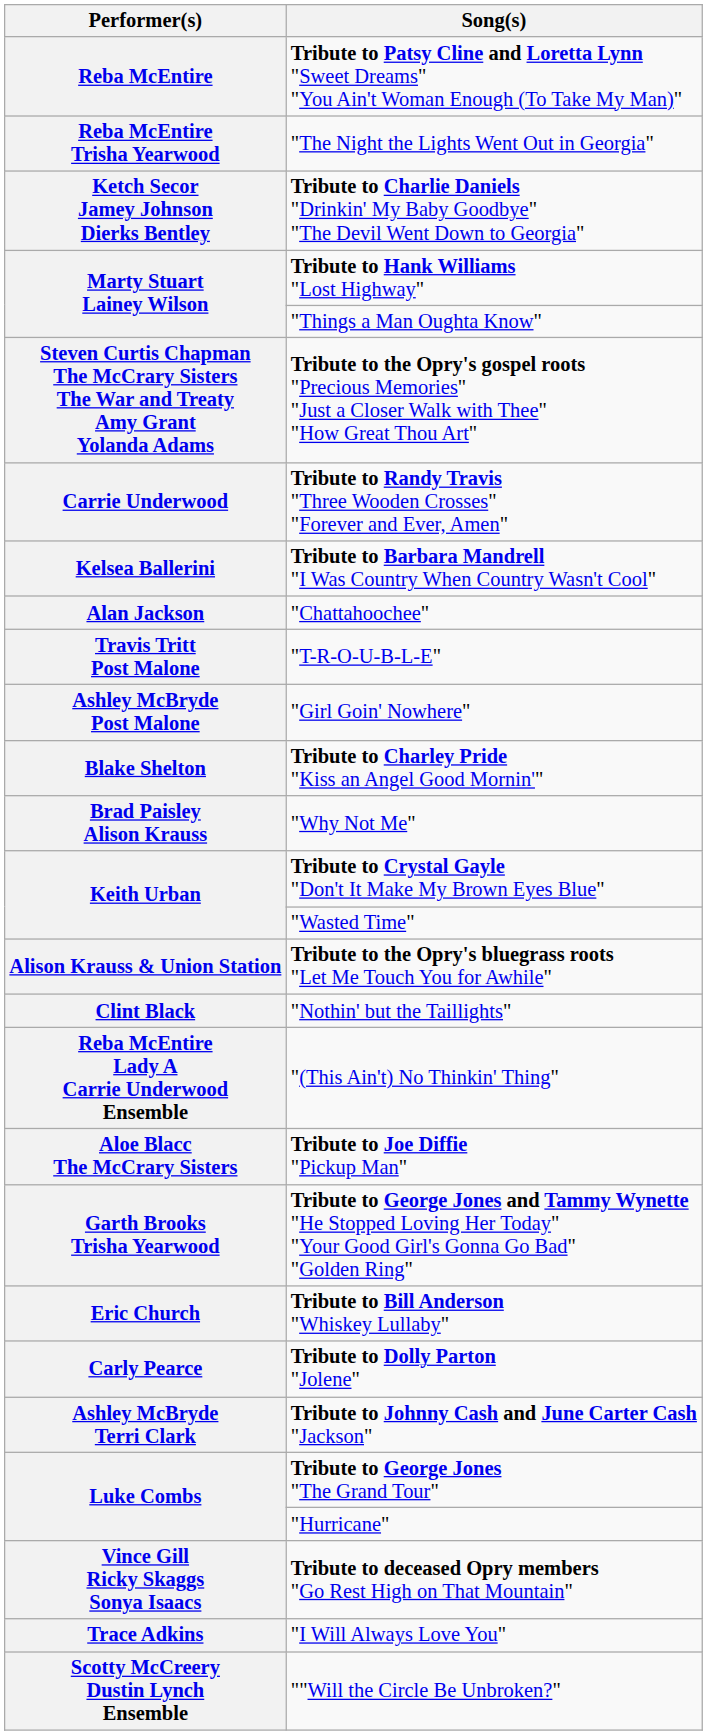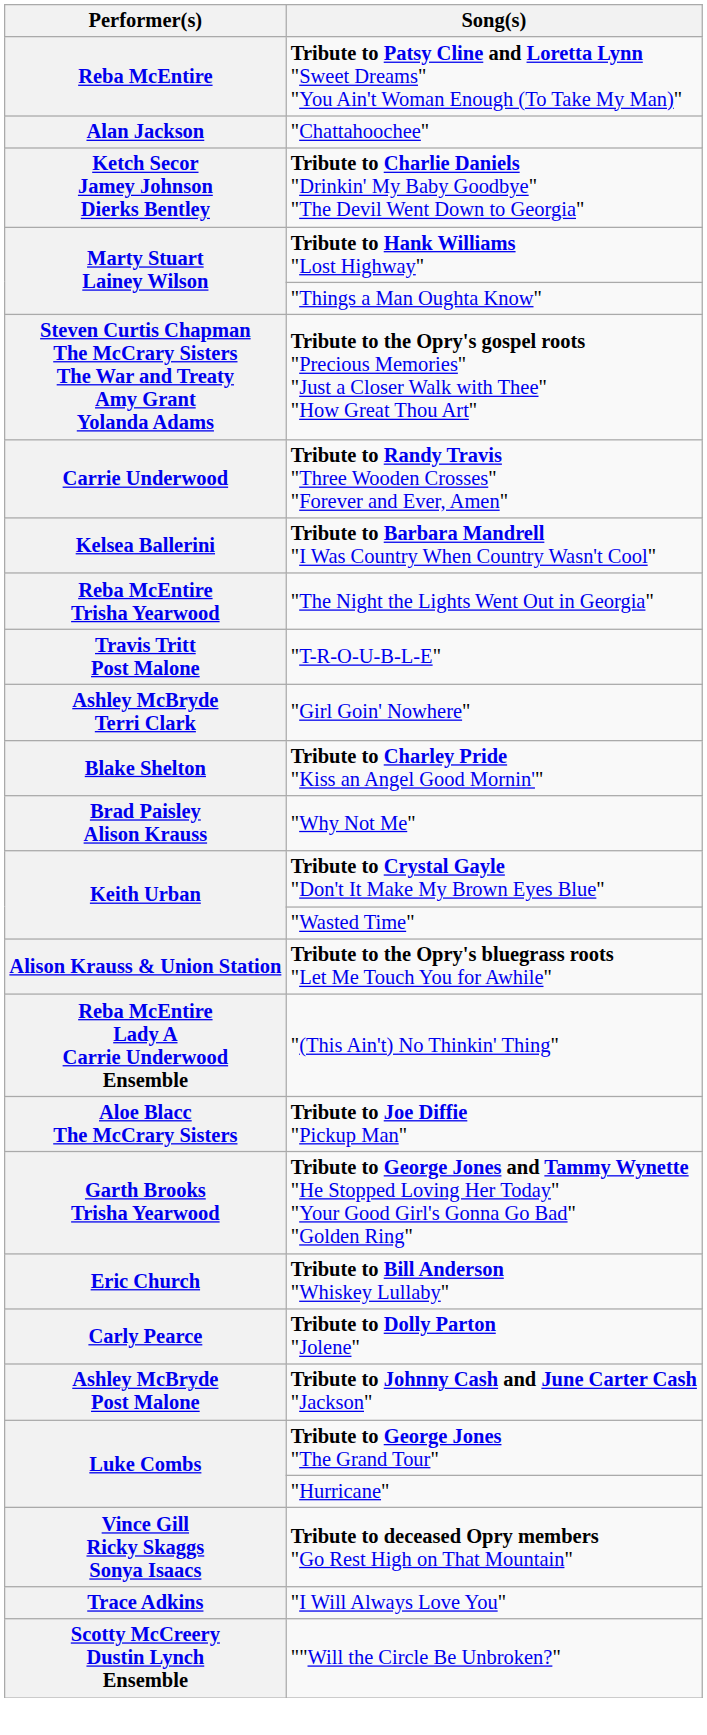rows swapped: (472, 143) <-> (360, 612)
(145, 712) Ashley McBryde Post Malone -> (145, 712) Ashley McBryde Terri Clark
- row: (401, 1010)
(145, 1424) Ashley McBryde Terri Clark -> (145, 1391) Ashley McBryde Post Malone
